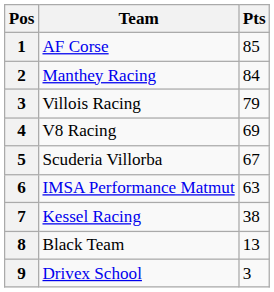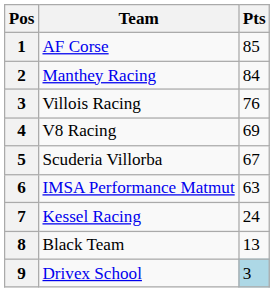(251, 103) 79 -> (251, 103) 76
(251, 216) 38 -> (251, 216) 24
(247, 272) no background -> (247, 272) lightblue background
